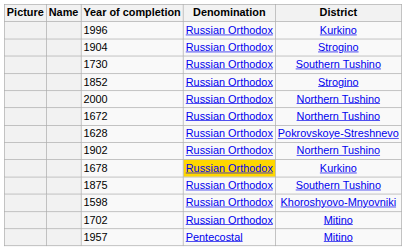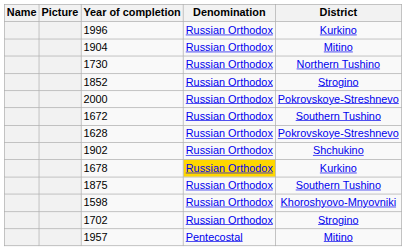columns swapped: (25, 13) <-> (64, 13)
(338, 47) Strogino -> (338, 47) Mitino
(338, 64) Southern Tushino -> (338, 64) Northern Tushino
(338, 99) Northern Tushino -> (338, 99) Pokrovskoye-Streshnevo
(338, 116) Northern Tushino -> (338, 116) Southern Tushino
(338, 151) Northern Tushino -> (338, 151) Shchukino
(338, 220) Mitino -> (338, 220) Strogino
